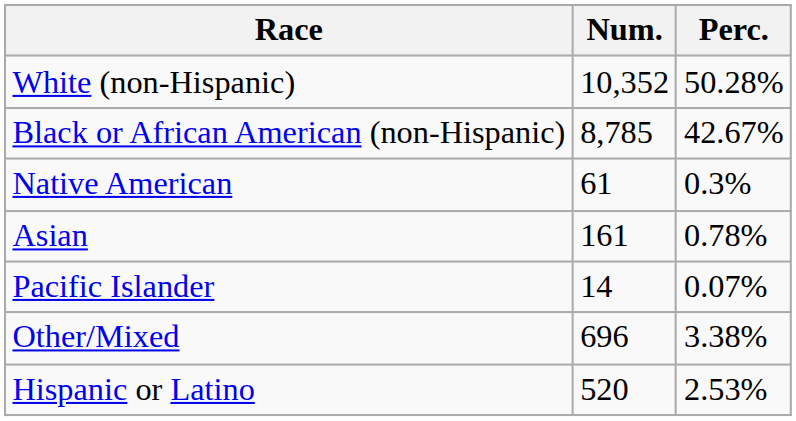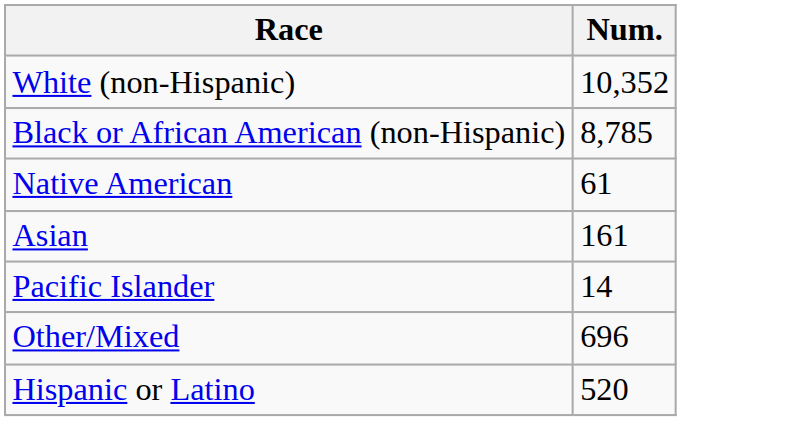- column: (734, 30)
